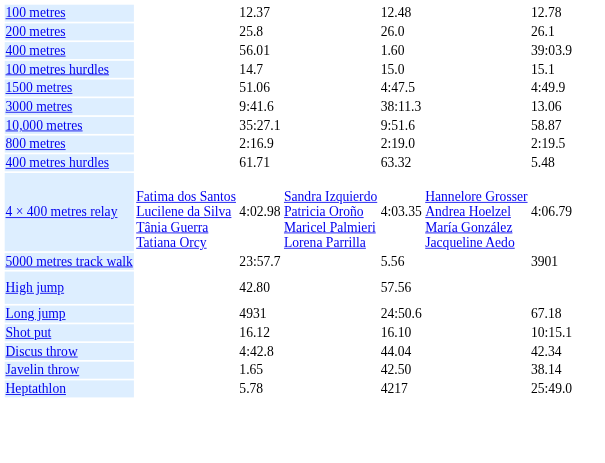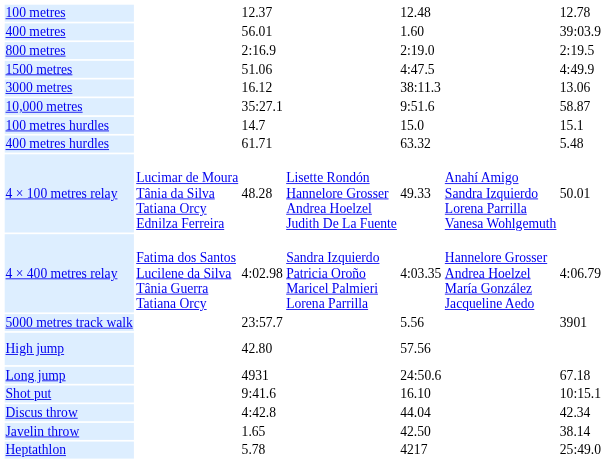- row: (36, 31)
rows swapped: (36, 144) <-> (57, 69)
(257, 106) 9:41.6 -> (257, 88) 16.12
+ row: (62, 193)
(255, 332) 16.12 -> (259, 394) 9:41.6
